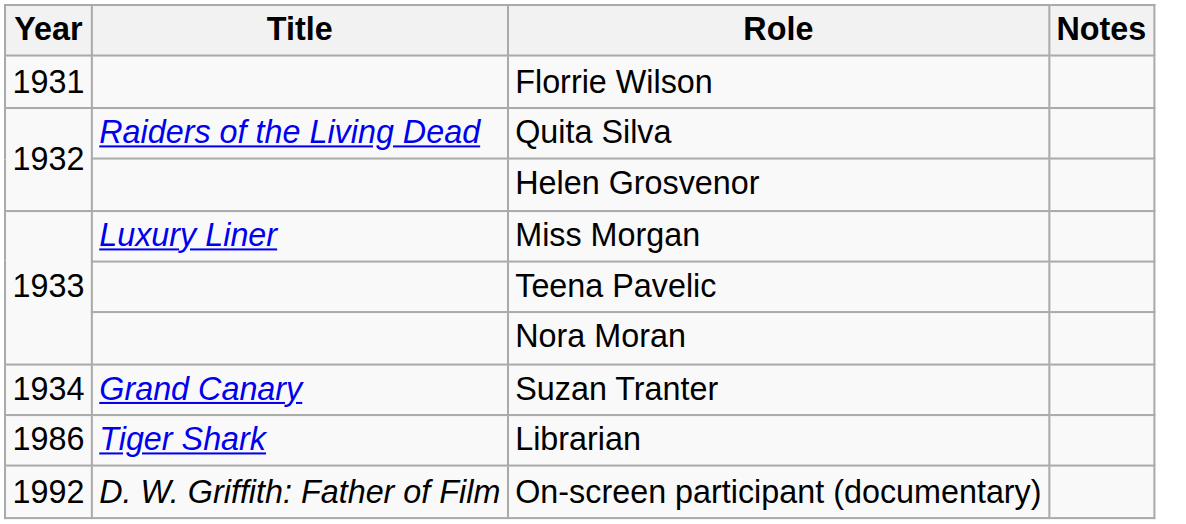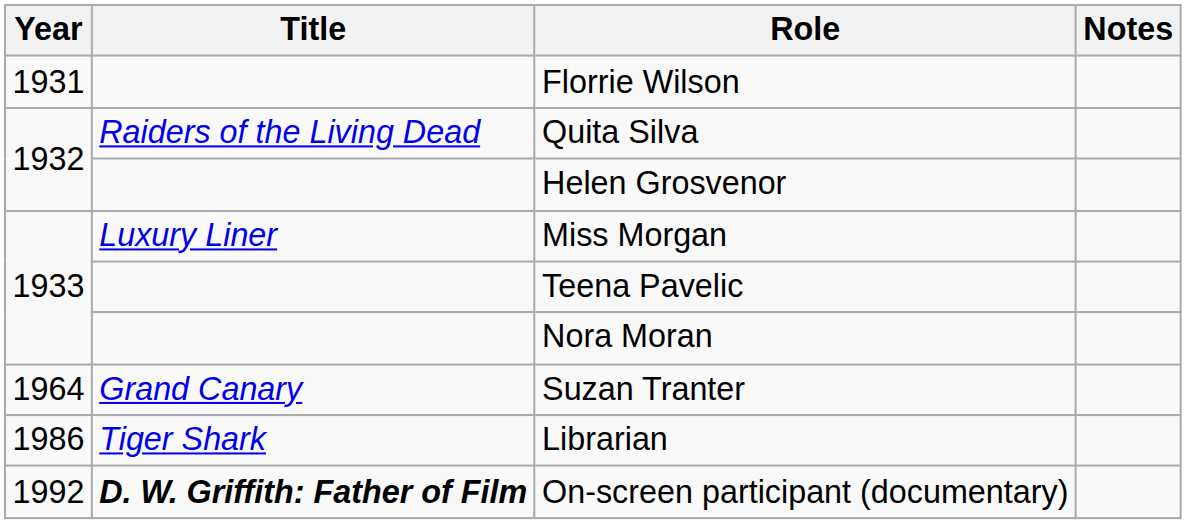(48, 388) 1934 -> (48, 388) 1964
(300, 491) normal -> (313, 491) bold
